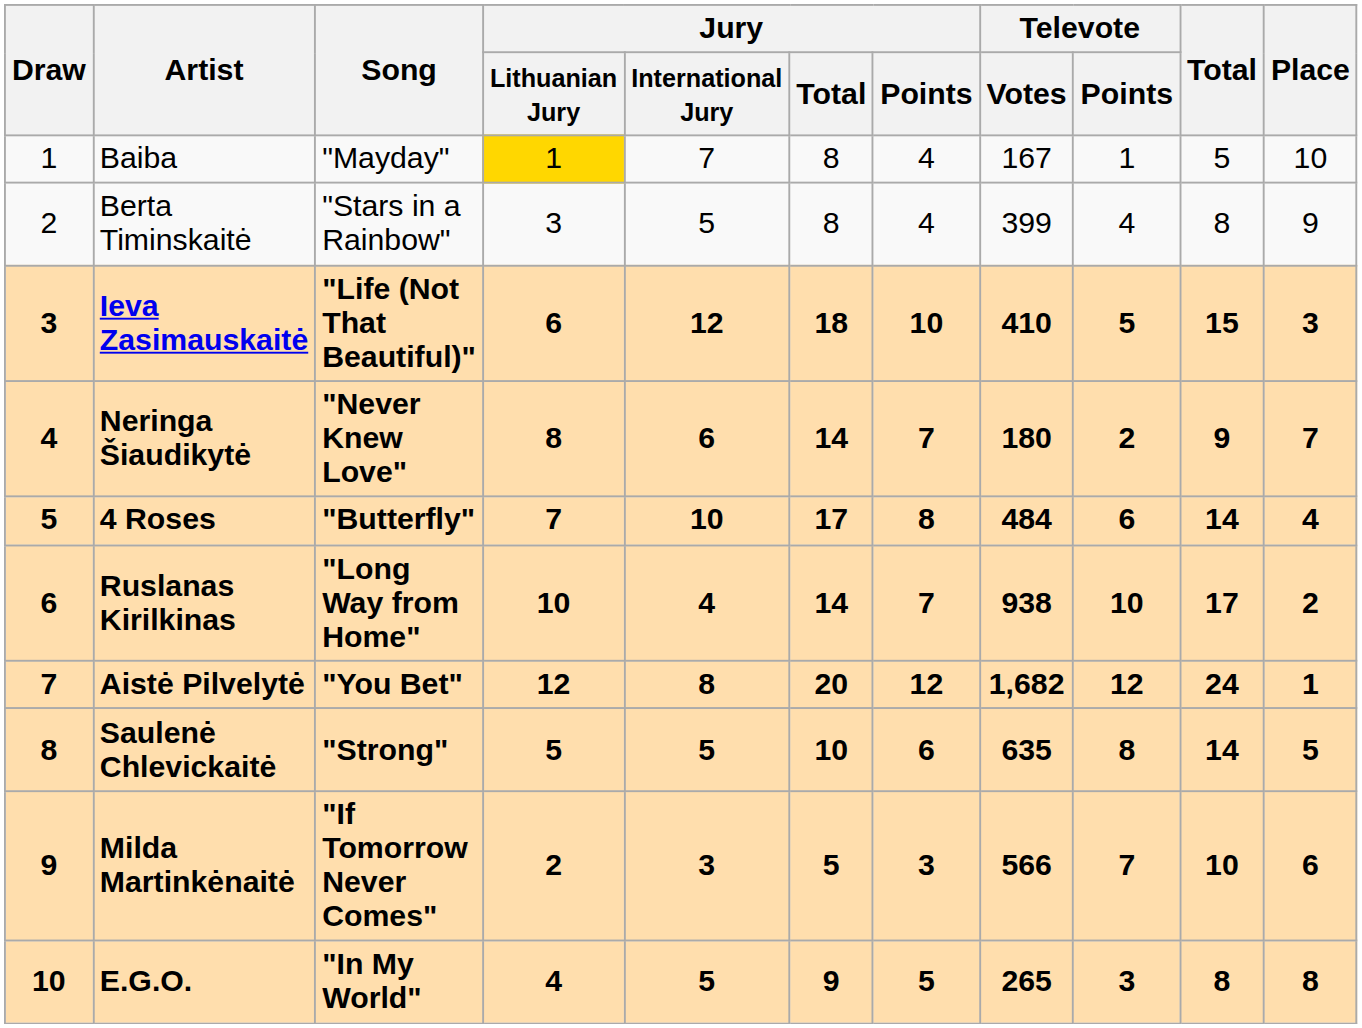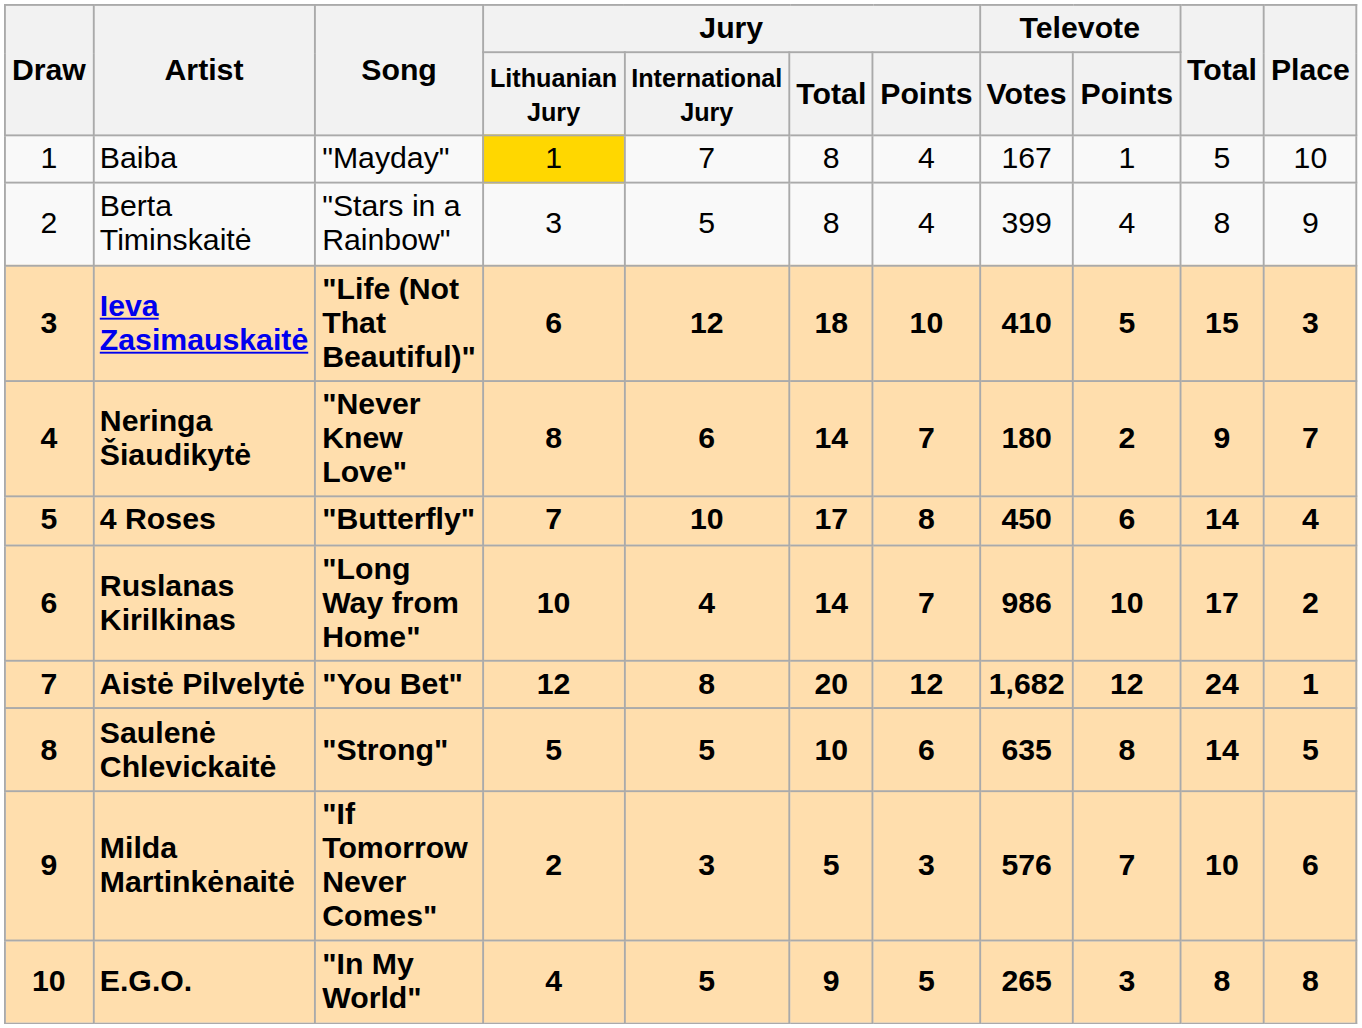(1027, 520) 484 -> (1027, 520) 450
(1027, 602) 938 -> (1027, 602) 986
(1027, 865) 566 -> (1027, 865) 576
